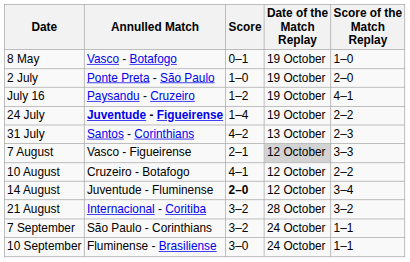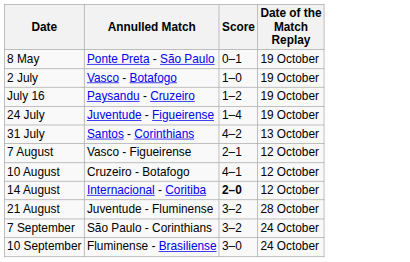- column: (368, 27)
(132, 59) Vasco - Botafogo -> (151, 59) Ponte Preta - São Paulo
(151, 78) Ponte Preta - São Paulo -> (132, 78) Vasco - Botafogo
(155, 115) bold -> (150, 115) normal
(296, 153) lightgrey background -> (290, 153) no background
(150, 190) Juventude - Fluminense -> (147, 190) Internacional - Coritiba
(147, 209) Internacional - Coritiba -> (150, 209) Juventude - Fluminense
